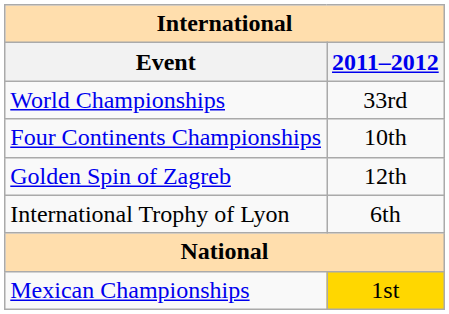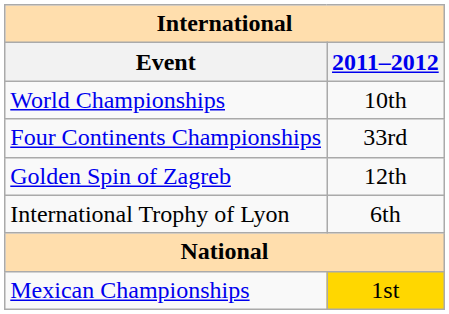(385, 99) 33rd -> (385, 99) 10th
(385, 137) 10th -> (385, 137) 33rd
